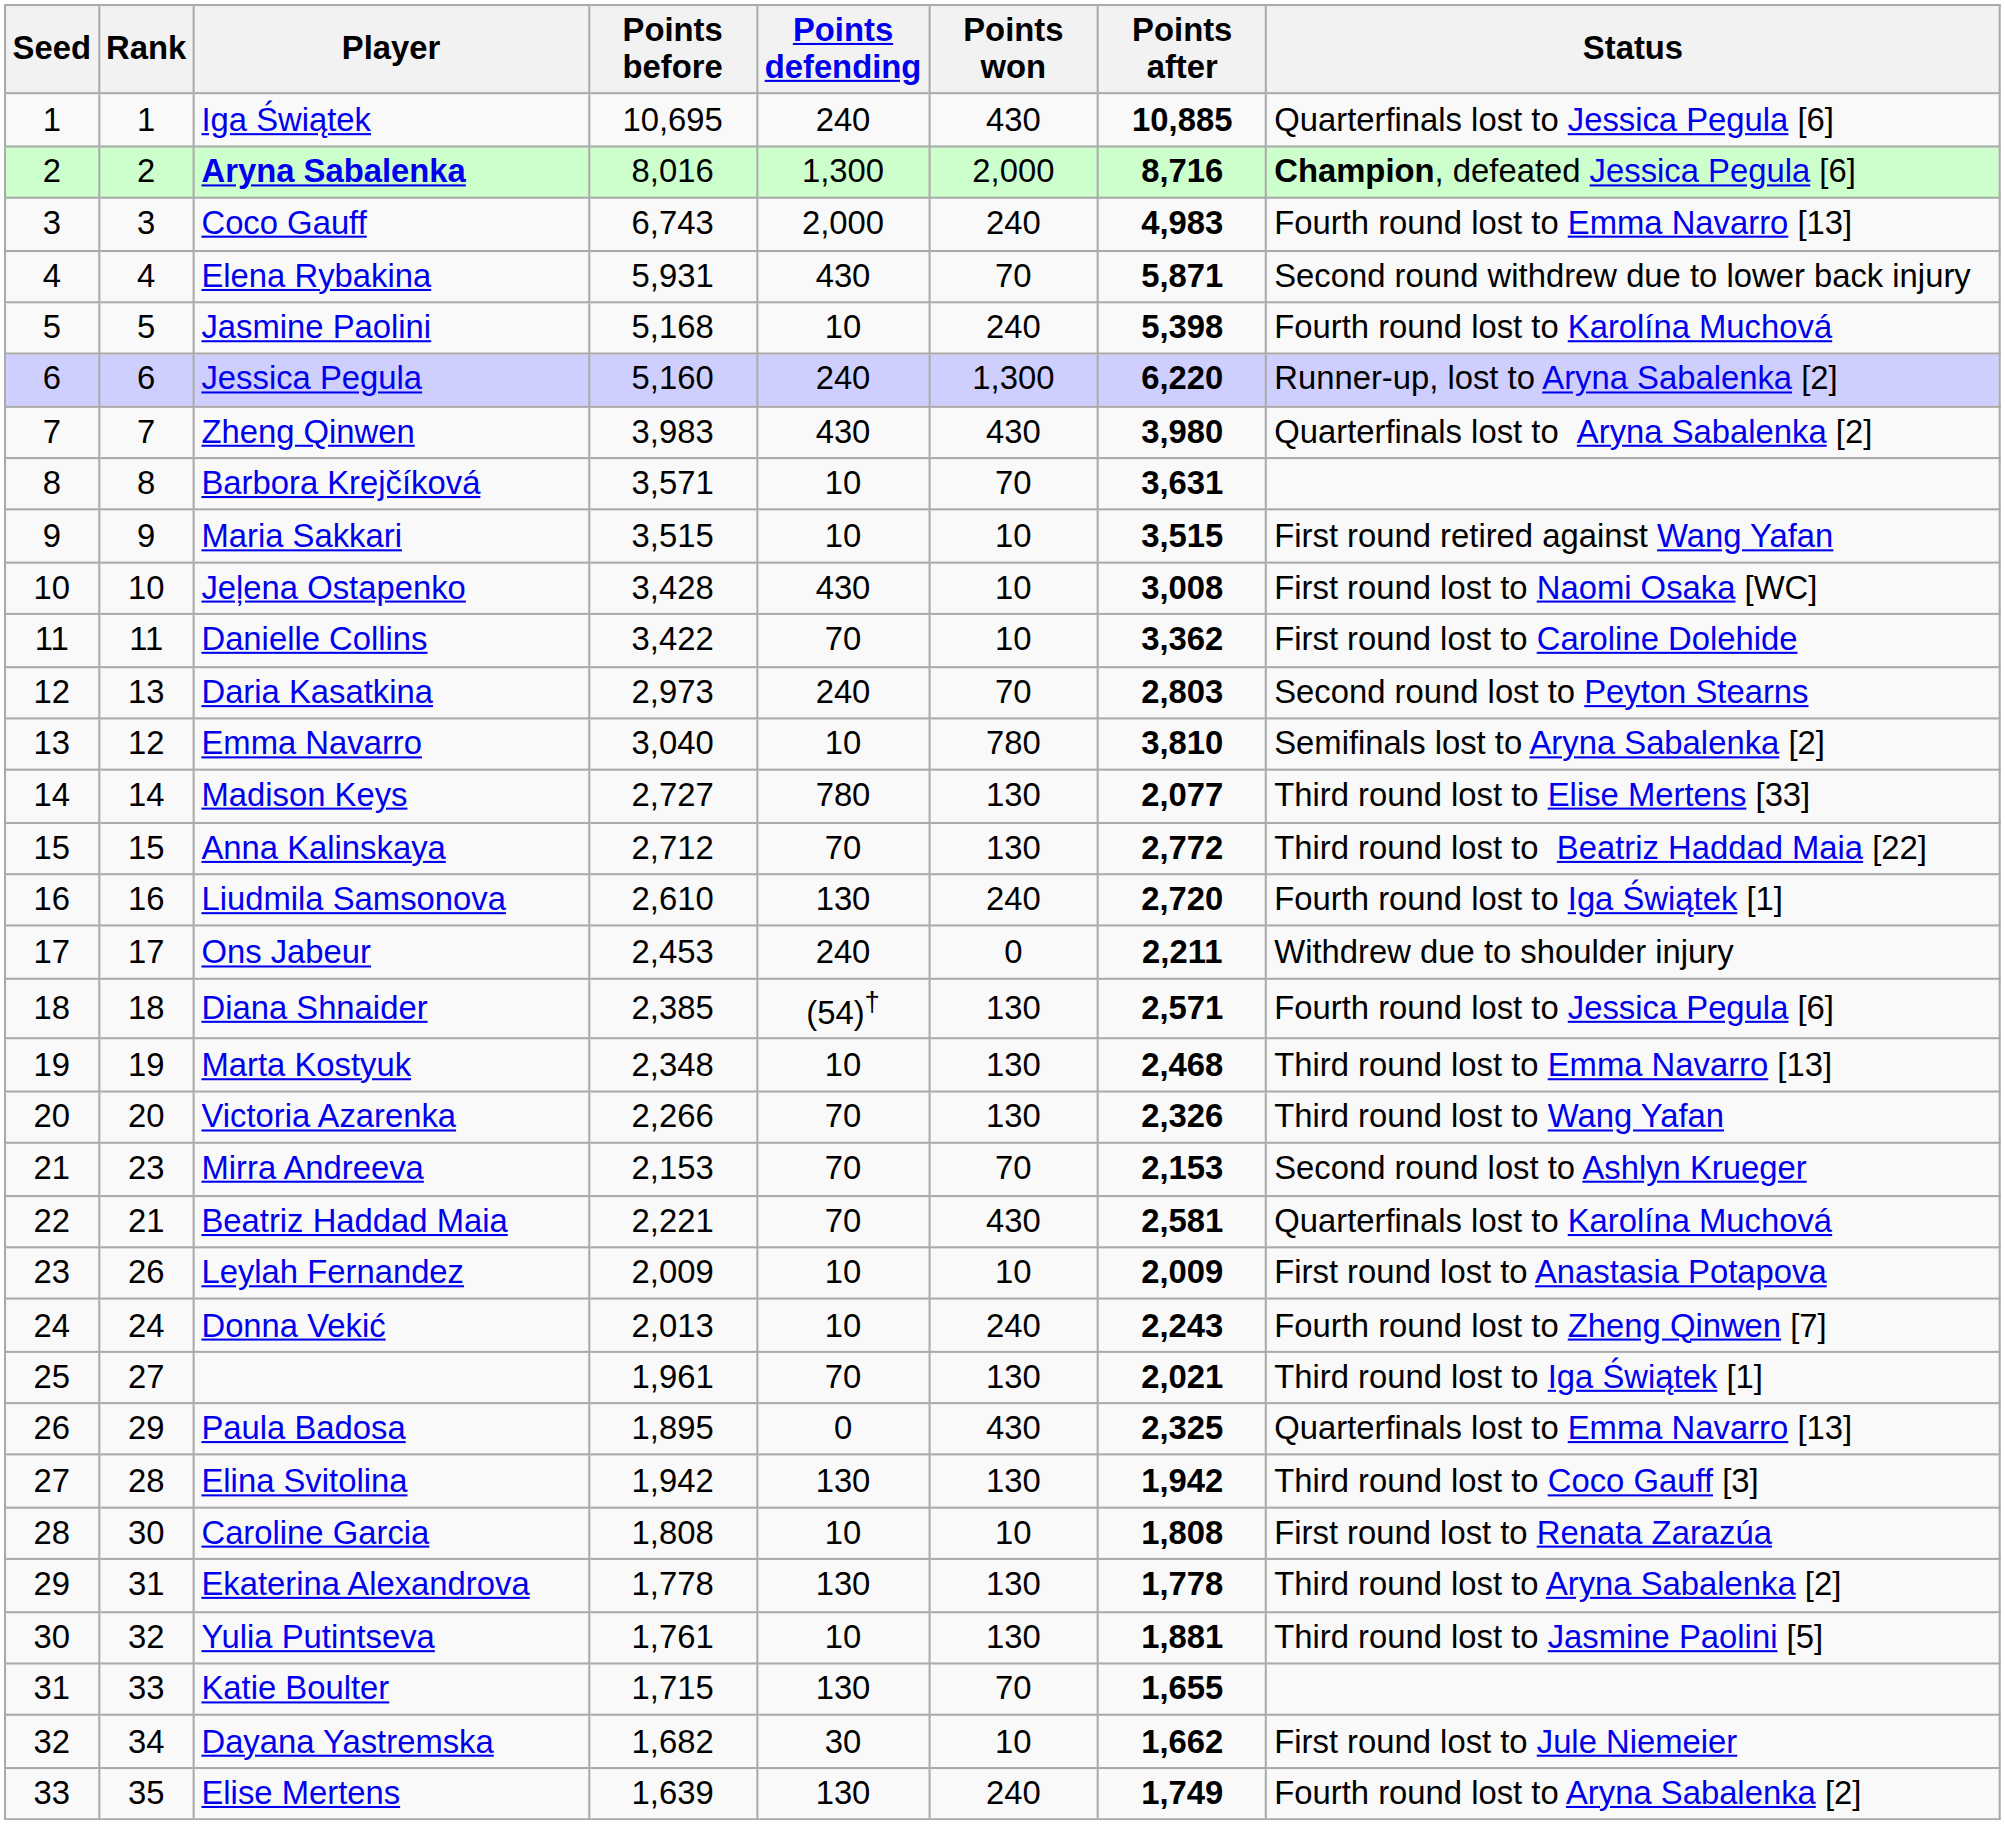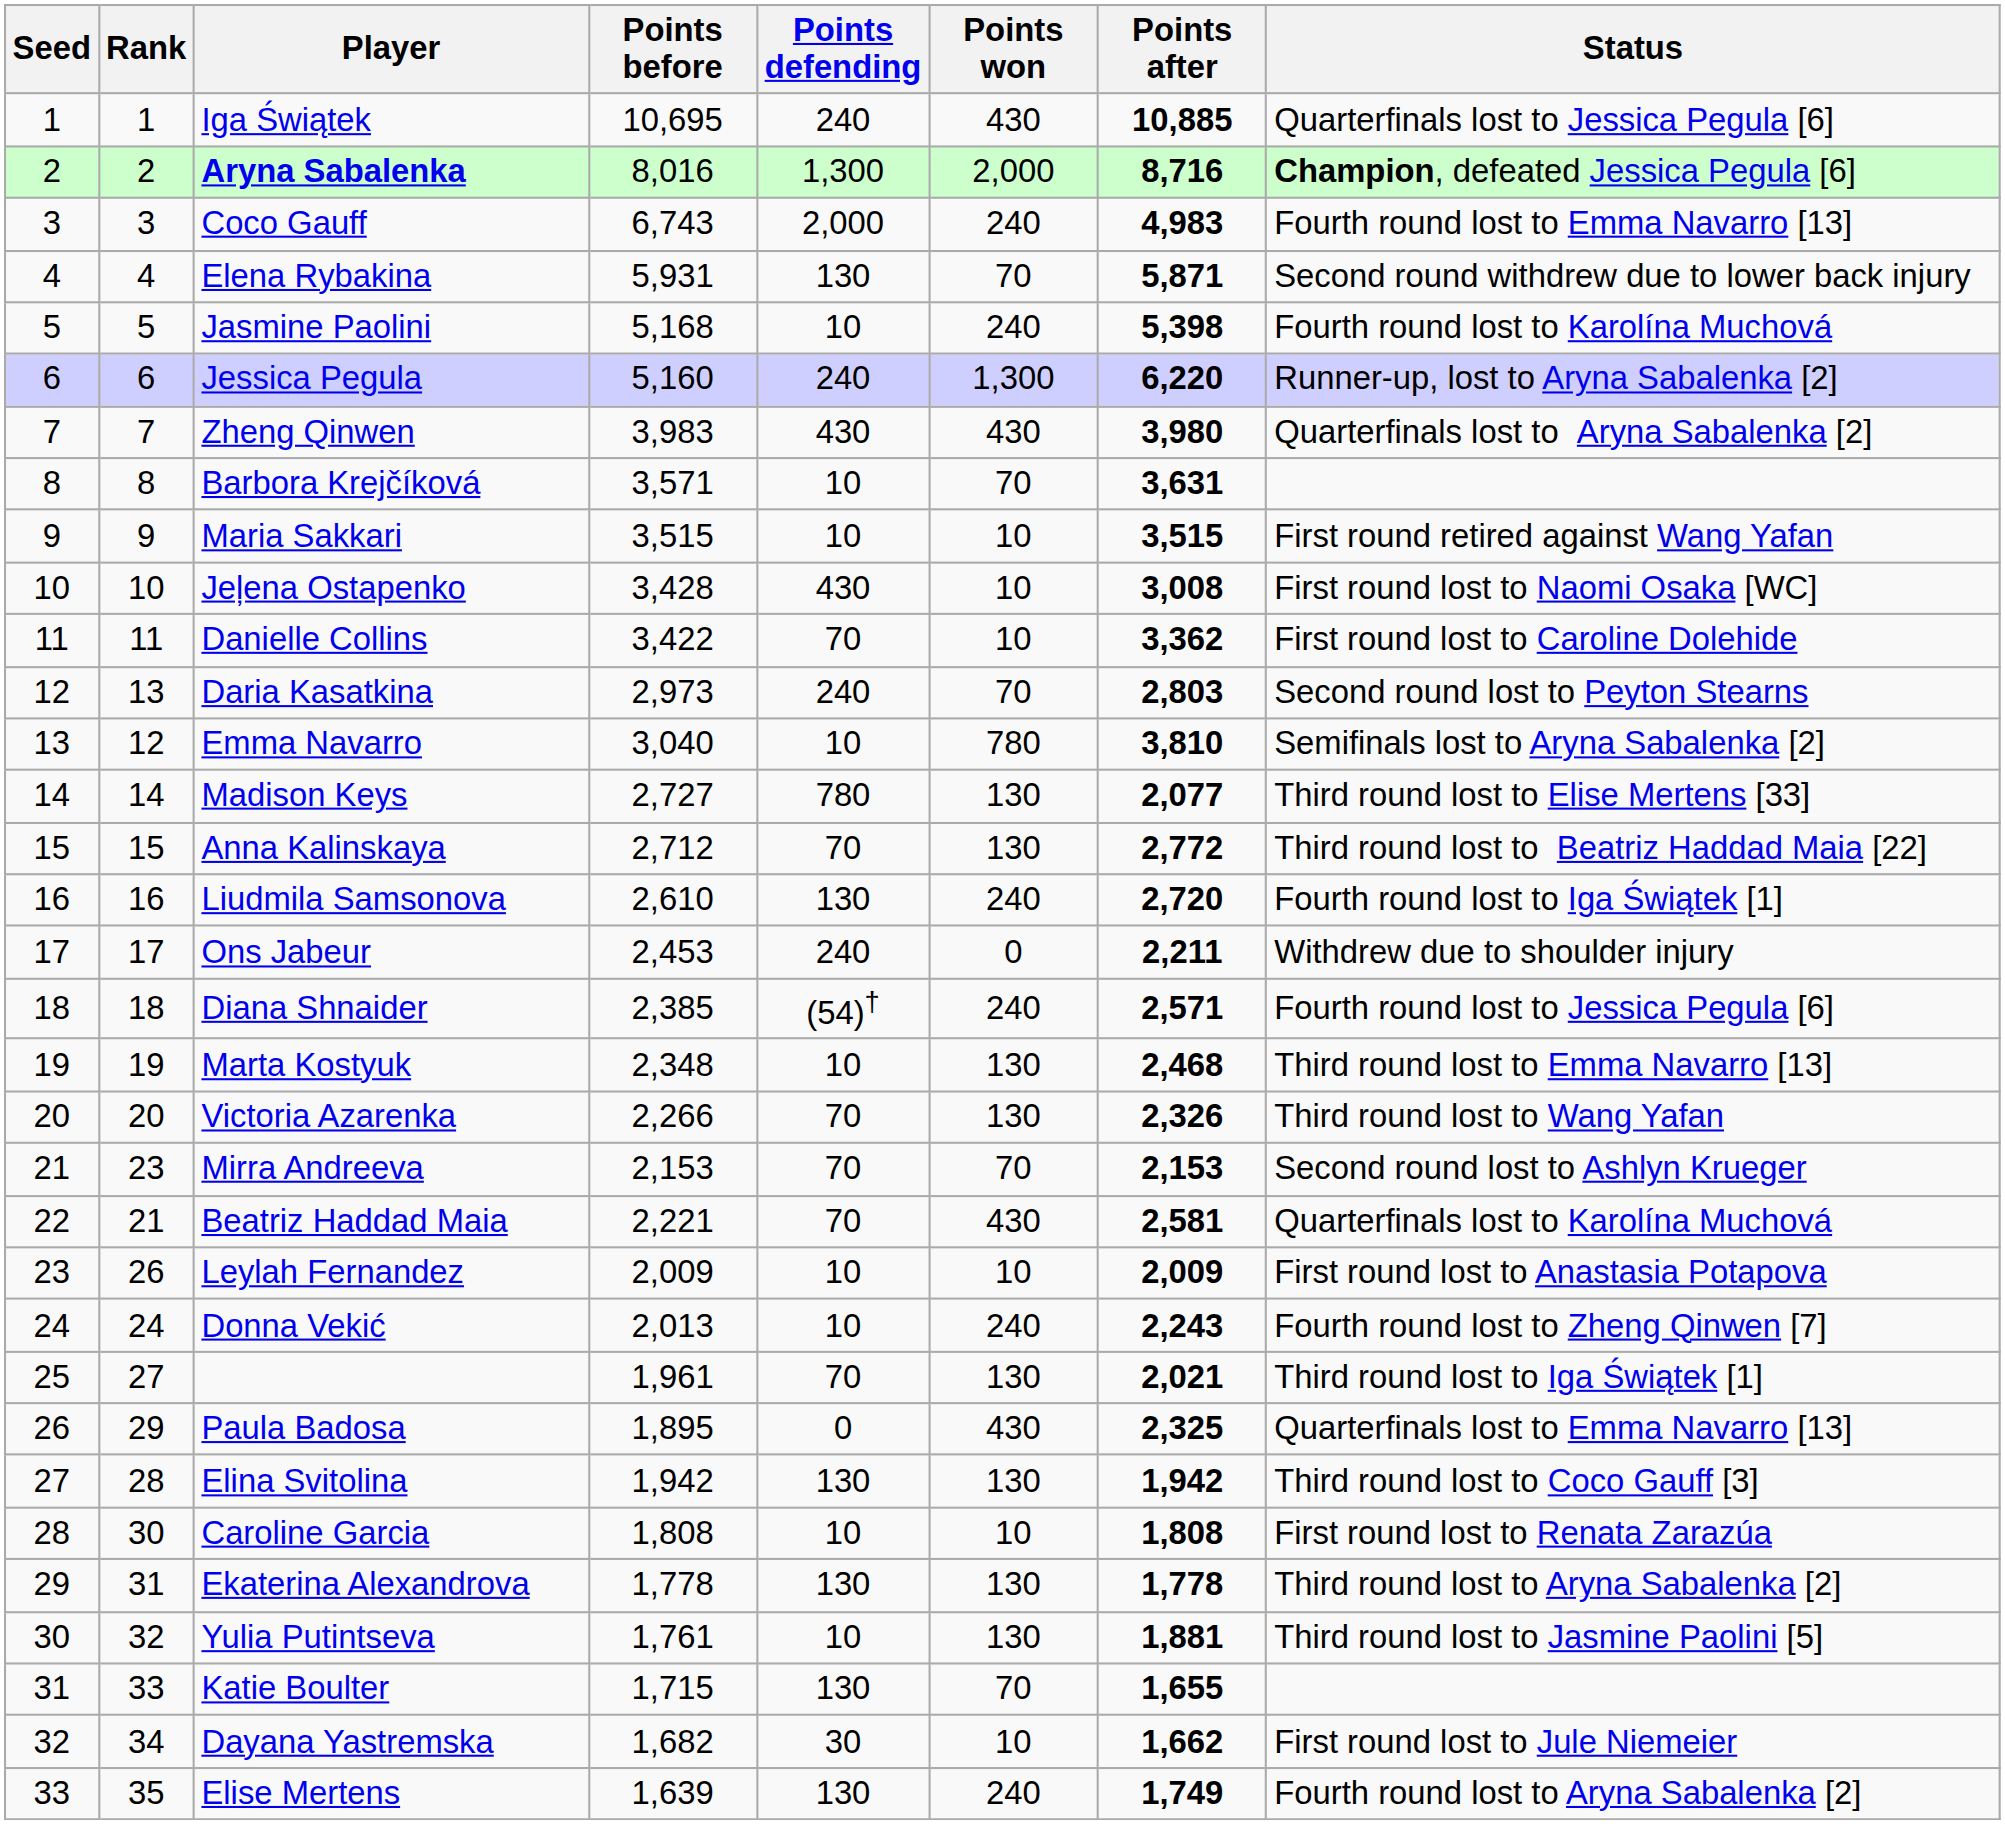(843, 275) 430 -> (843, 275) 130
(1013, 1008) 130 -> (1013, 1008) 240
